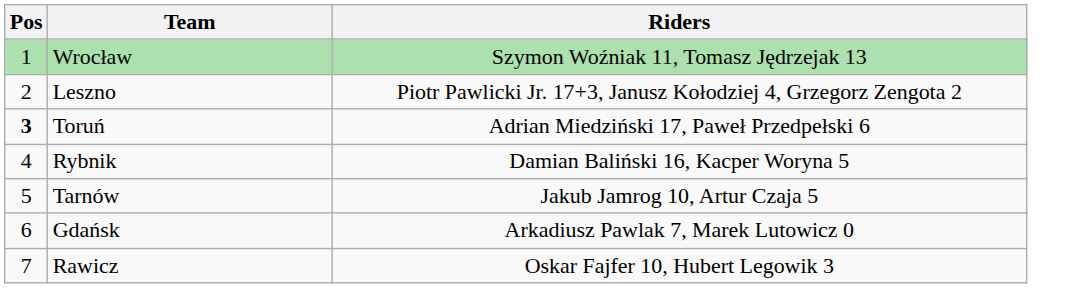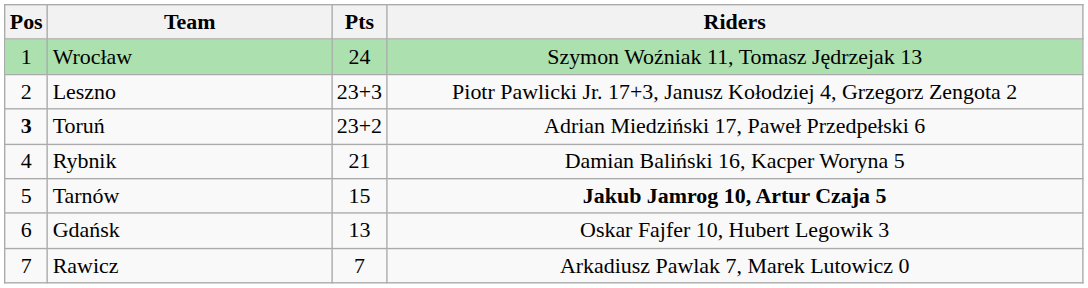+ column: (359, 21)
(679, 195) normal -> (735, 195) bold
(679, 230) Arkadiusz Pawlak 7, Marek Lutowicz 0 -> (735, 230) Oskar Fajfer 10, Hubert Legowik 3
(679, 265) Oskar Fajfer 10, Hubert Legowik 3 -> (735, 265) Arkadiusz Pawlak 7, Marek Lutowicz 0
